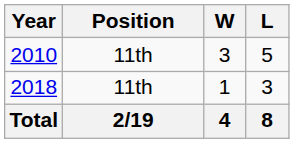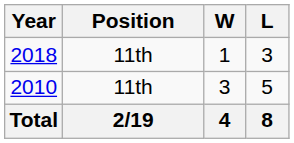rows swapped: (34, 54) <-> (34, 87)
